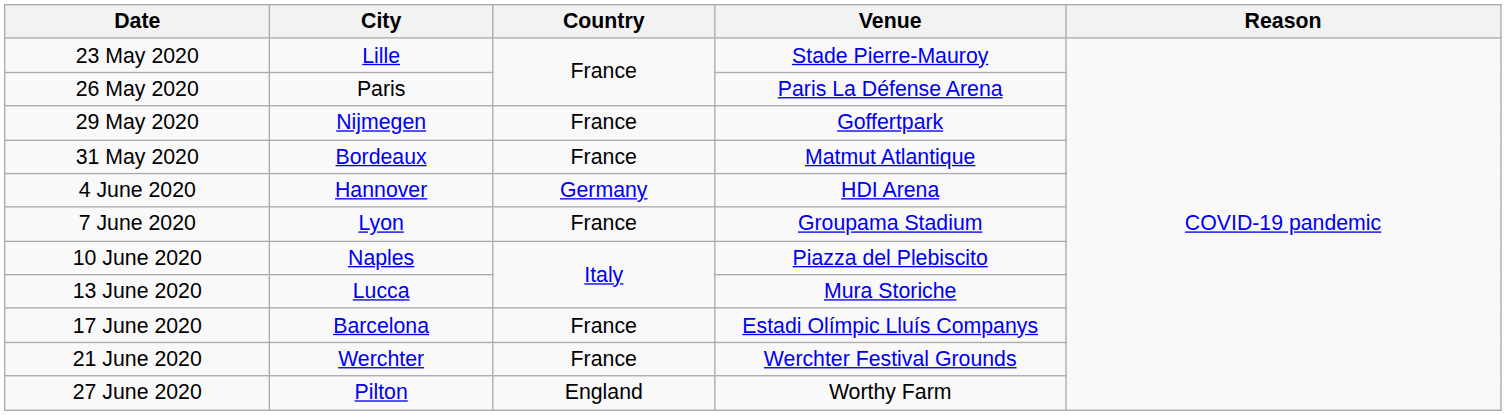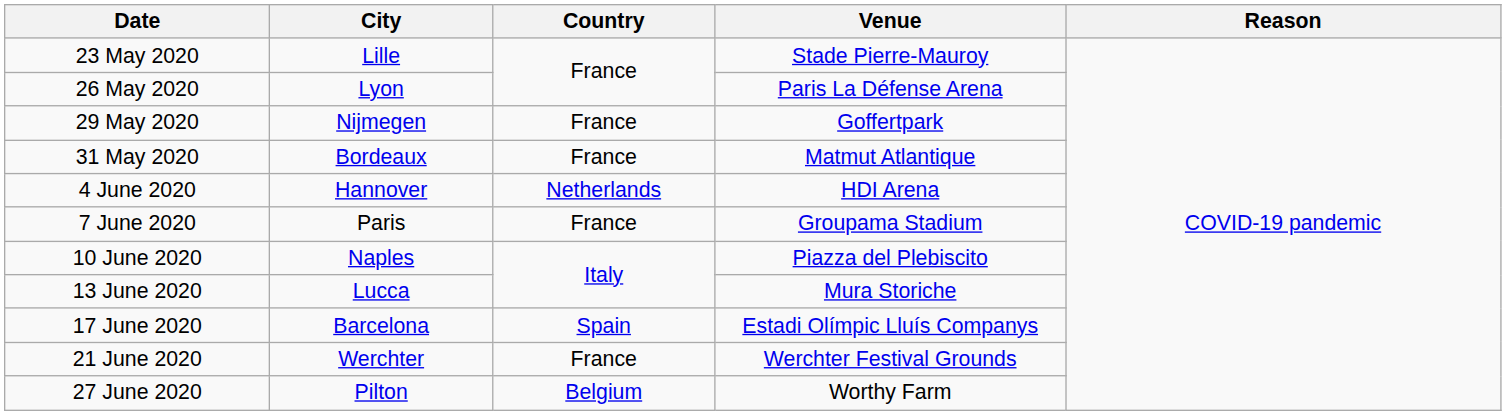(381, 88) Paris -> (381, 88) Lyon
(604, 190) Germany -> (604, 190) Netherlands
(381, 223) Lyon -> (381, 223) Paris
(604, 325) France -> (604, 325) Spain
(604, 392) England -> (604, 392) Belgium
